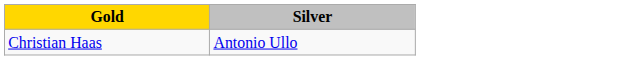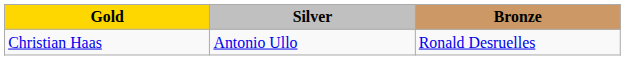+ column: (518, 17)
